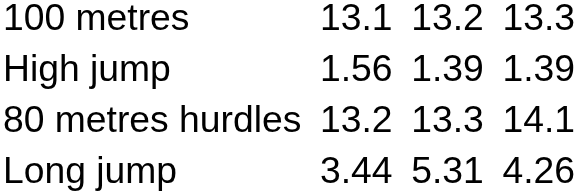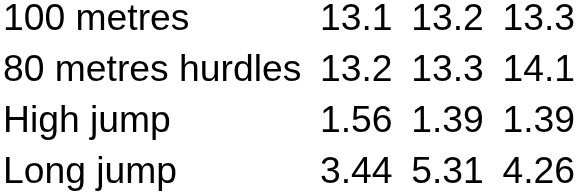rows swapped: (152, 119) <-> (87, 68)
